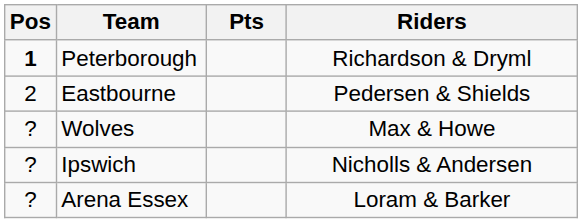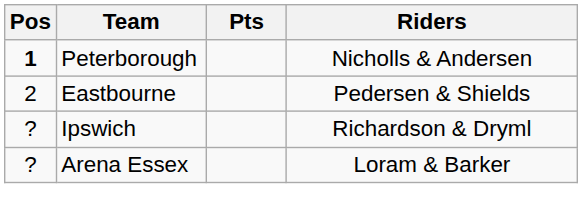(432, 57) Richardson & Dryml -> (432, 57) Nicholls & Andersen
- row: (98, 128)
(432, 164) Nicholls & Andersen -> (432, 128) Richardson & Dryml
